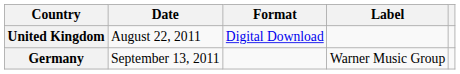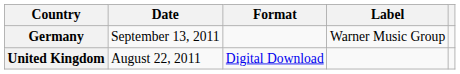rows swapped: (56, 36) <-> (56, 58)
